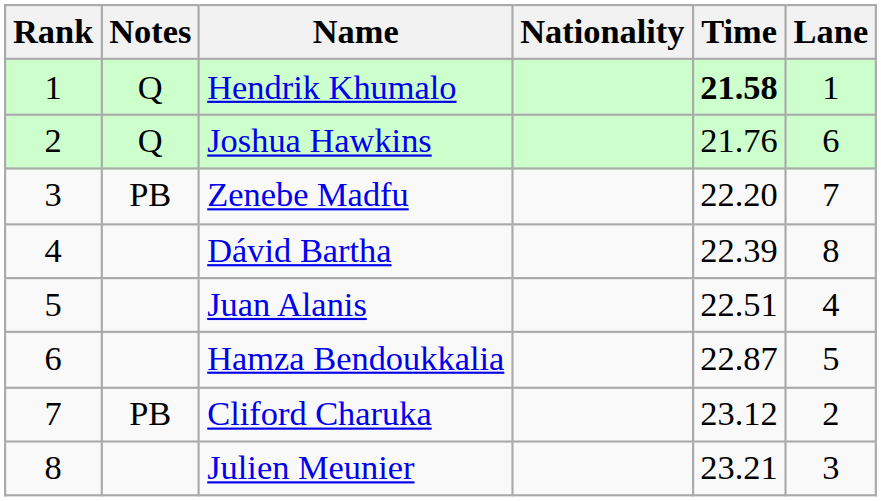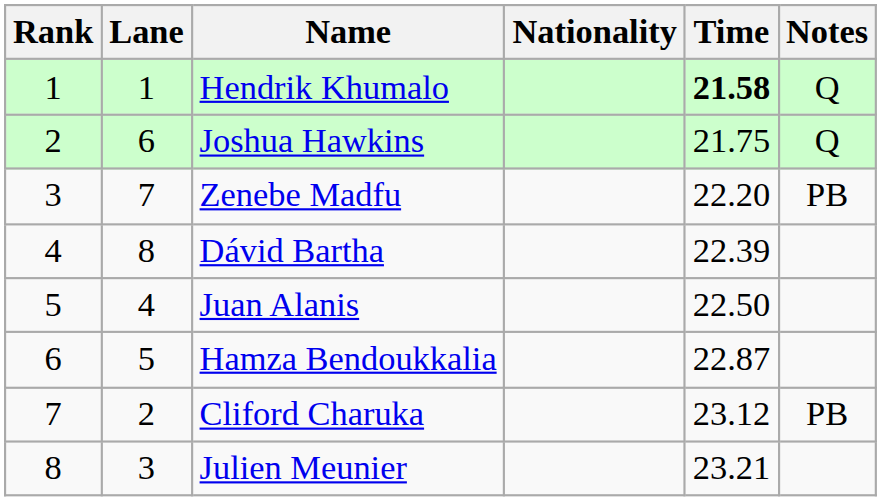columns swapped: (831, 31) <-> (150, 31)
(739, 140) 21.76 -> (731, 140) 21.75
(739, 304) 22.51 -> (731, 304) 22.50
